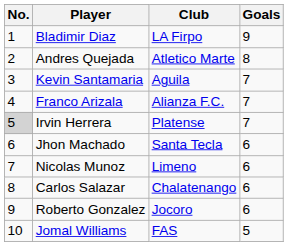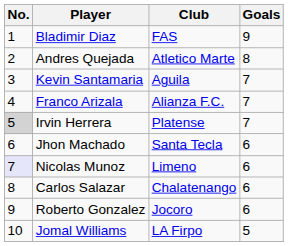(177, 36) LA Firpo -> (164, 36) FAS
(11, 166) no background -> (11, 166) lavender background
(164, 230) FAS -> (177, 230) LA Firpo
